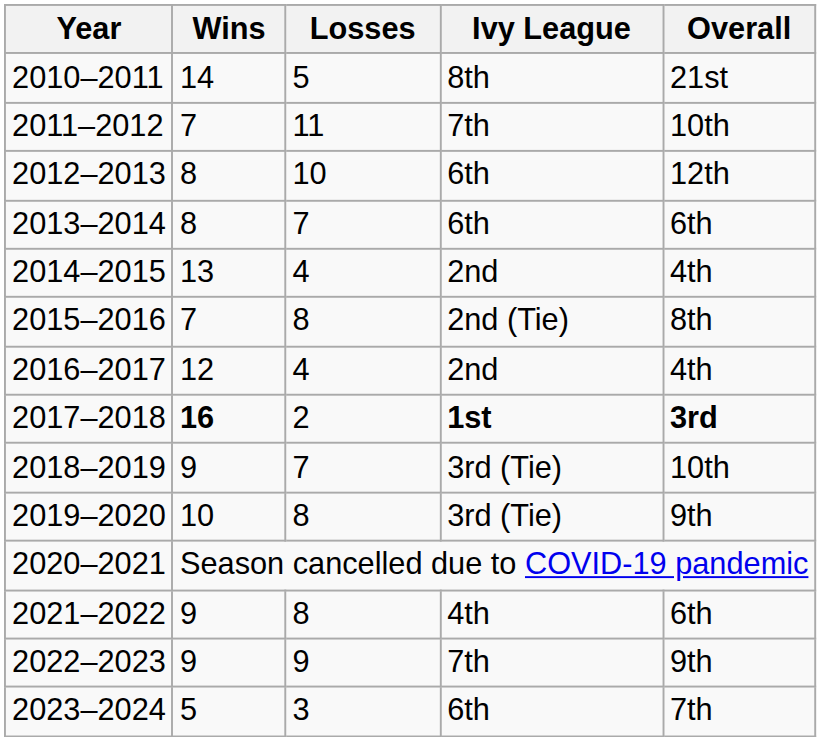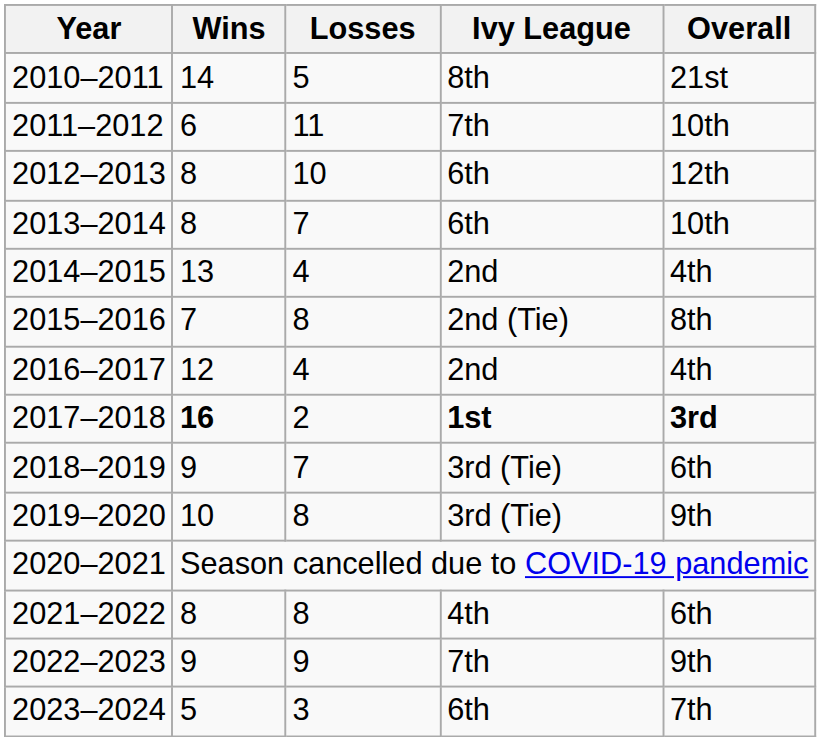(189, 126) 7 -> (189, 126) 6
(691, 223) 6th -> (700, 223) 10th
(700, 467) 10th -> (691, 467) 6th
(189, 613) 9 -> (189, 613) 8
